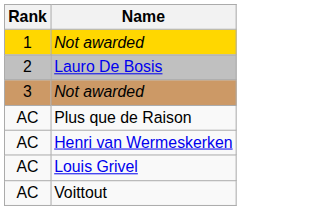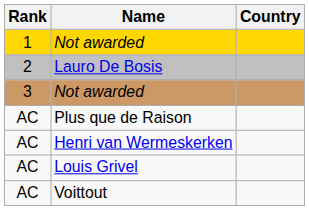+ column: (270, 17)
